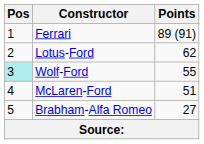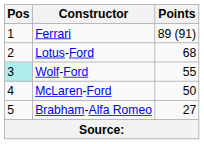(189, 53) 62 -> (189, 53) 68
(189, 91) 51 -> (189, 91) 50
